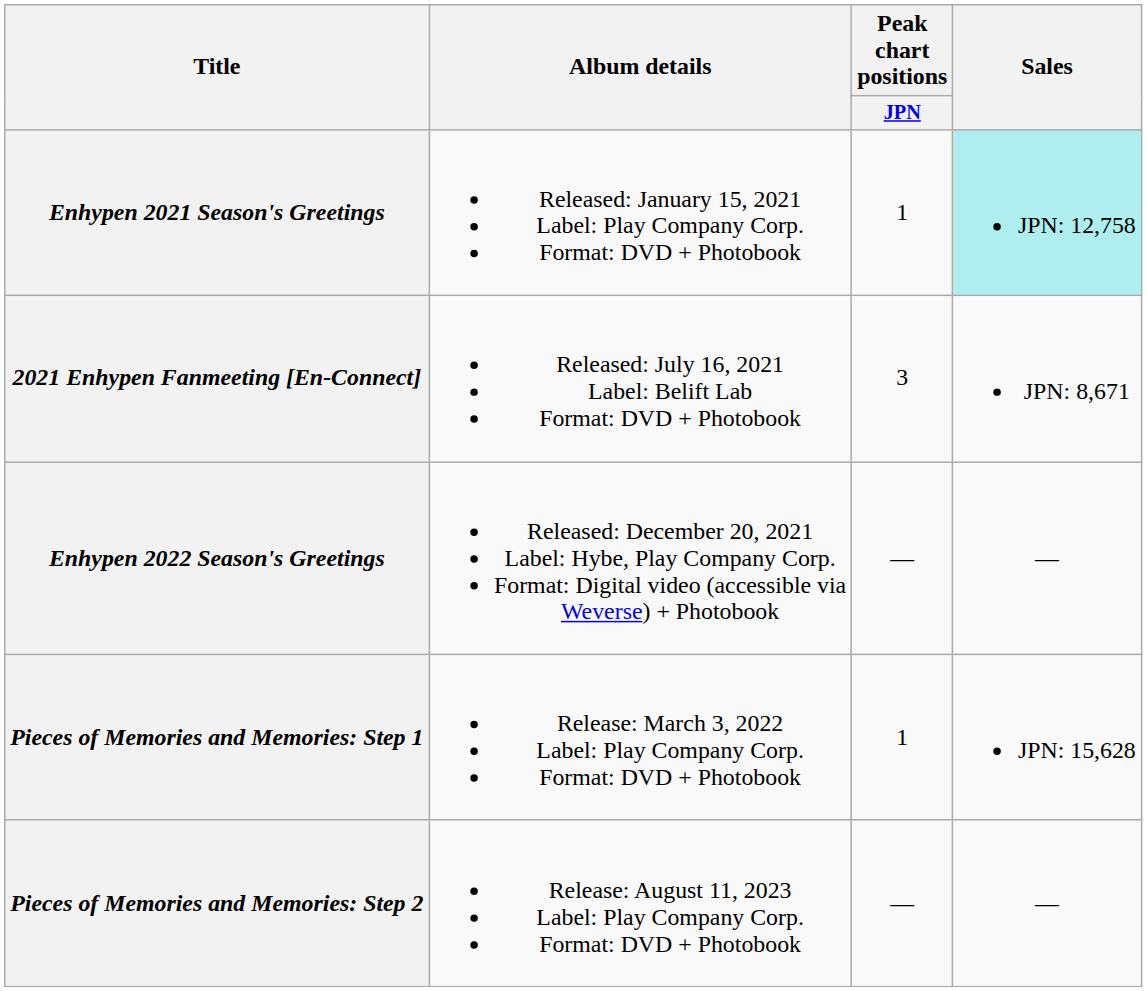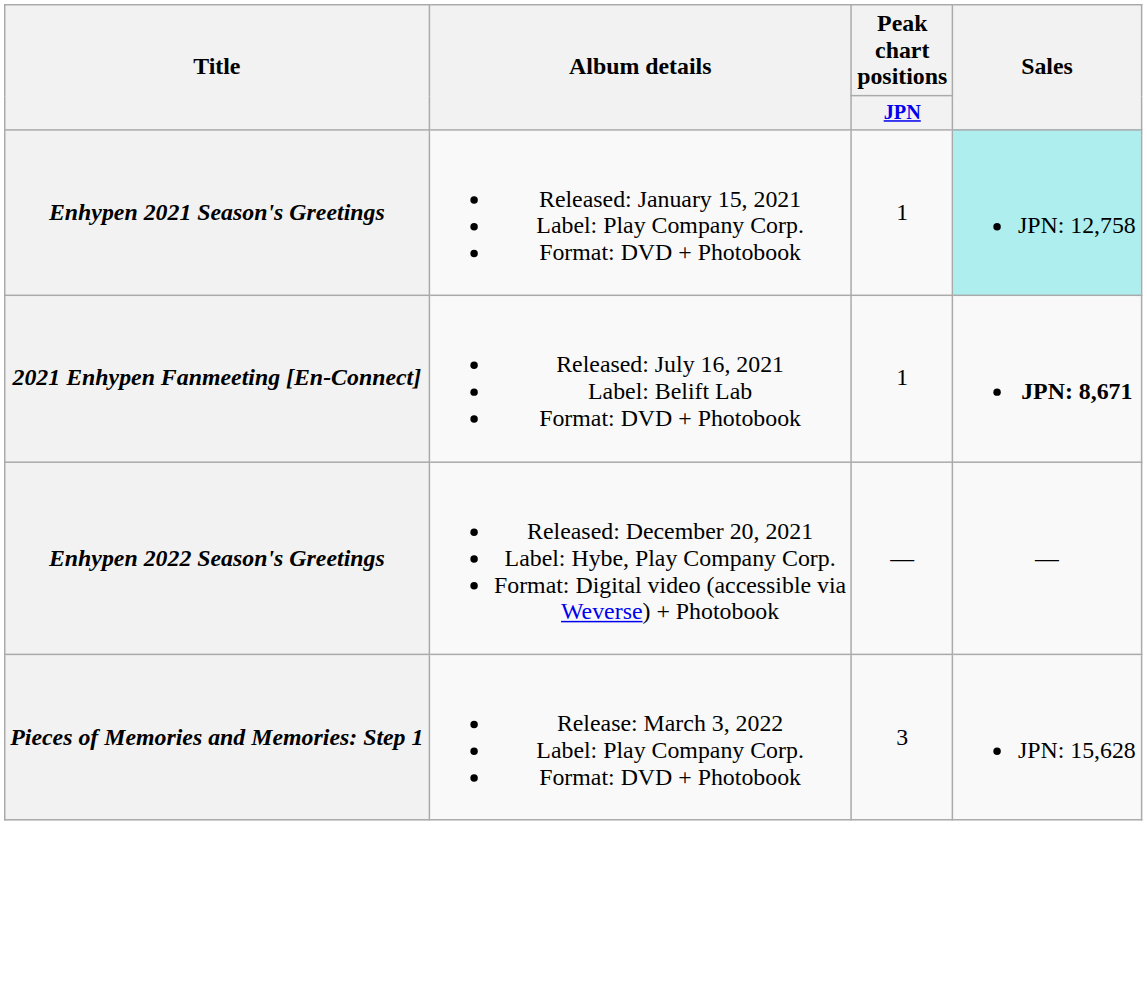(902, 378) 3 -> (902, 378) 1
(1047, 392) normal -> (1047, 392) bold
(902, 737) 1 -> (902, 737) 3
- row: (217, 902)
